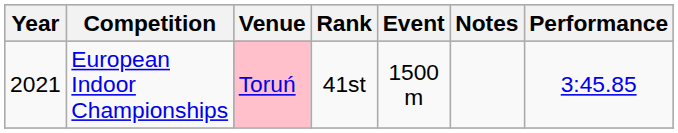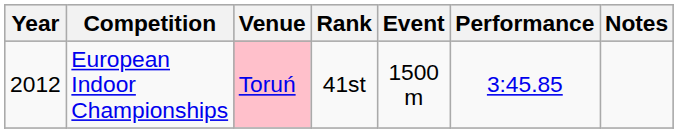columns swapped: (599, 23) <-> (487, 23)
(35, 84) 2021 -> (35, 84) 2012
